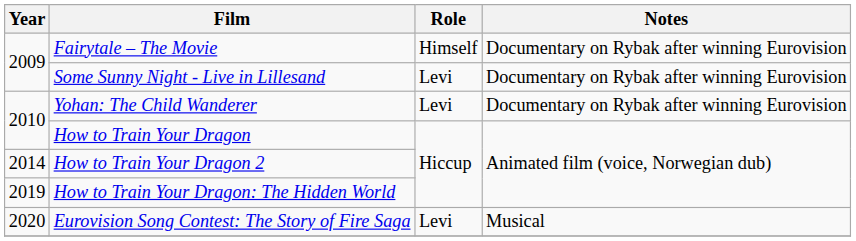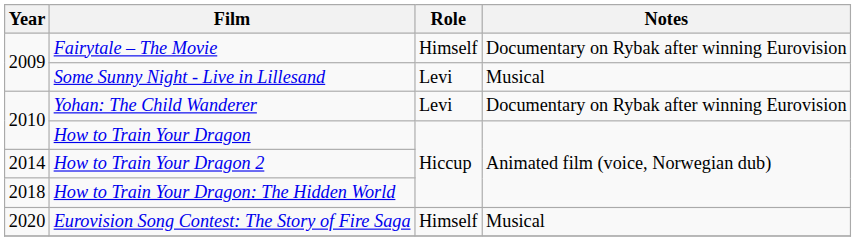(666, 76) Documentary on Rybak after winning Eurovision -> (515, 76) Musical
(27, 192) 2019 -> (27, 192) 2018
(436, 221) Levi -> (448, 221) Himself
